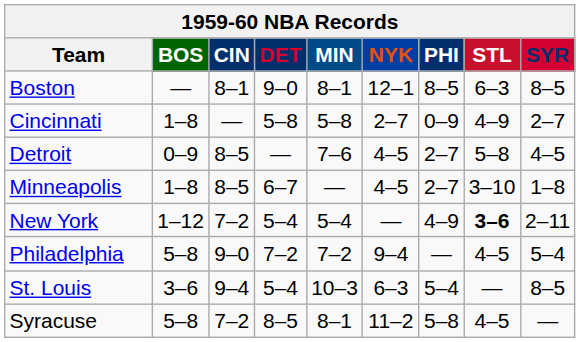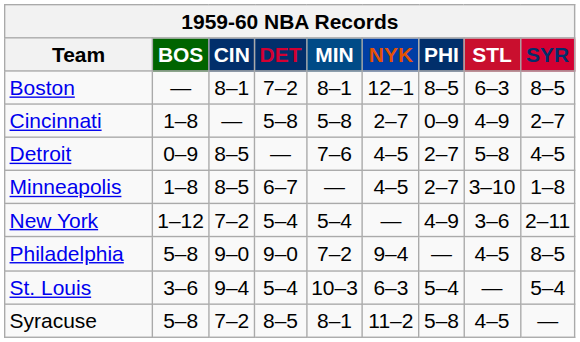(280, 88) 9–0 -> (280, 88) 7–2
(492, 221) bold -> (492, 221) normal
(280, 254) 7–2 -> (280, 254) 9–0
(548, 254) 5–4 -> (548, 254) 8–5
(548, 287) 8–5 -> (548, 287) 5–4
